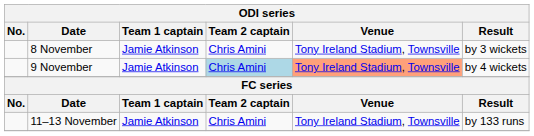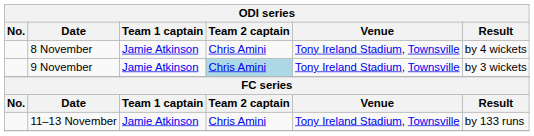(496, 49) by 3 wickets -> (496, 49) by 4 wickets
(377, 67) lightsalmon background -> (377, 67) no background
(496, 67) by 4 wickets -> (496, 67) by 3 wickets
